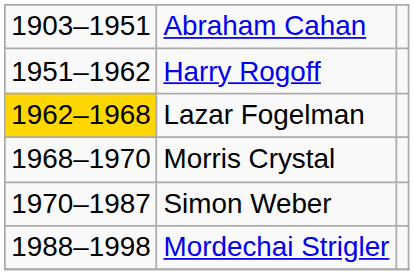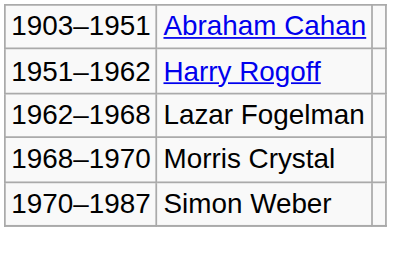(81, 114) gold background -> (81, 114) no background
- row: (276, 247)
